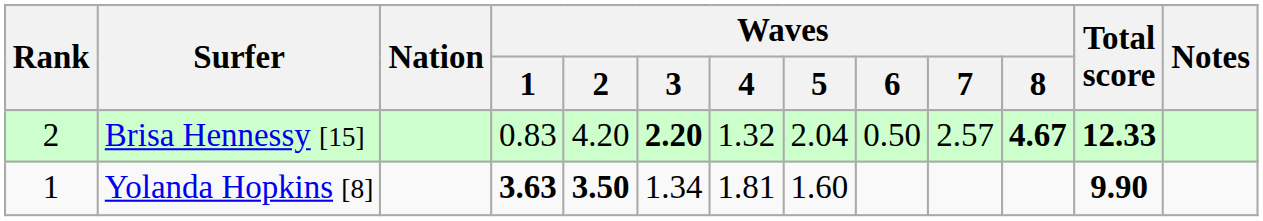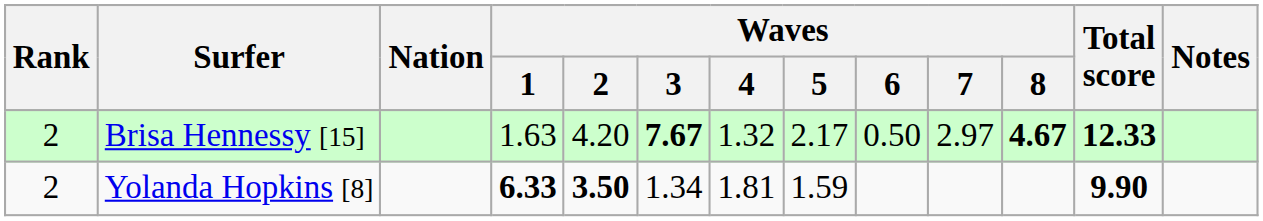(528, 135) 0.83 -> (528, 135) 1.63
(674, 135) 2.20 -> (674, 135) 7.67
(819, 135) 2.04 -> (819, 135) 2.17
(965, 135) 2.57 -> (965, 135) 2.97
(51, 187) 1 -> (51, 187) 2
(528, 187) 3.63 -> (528, 187) 6.33
(819, 187) 1.60 -> (819, 187) 1.59
